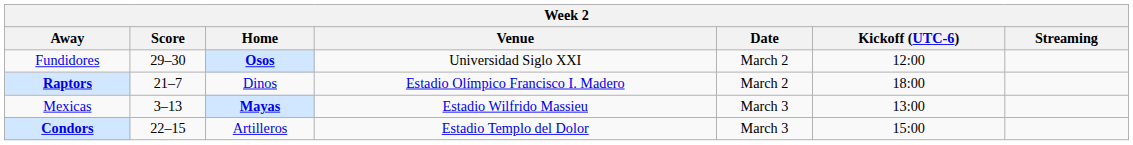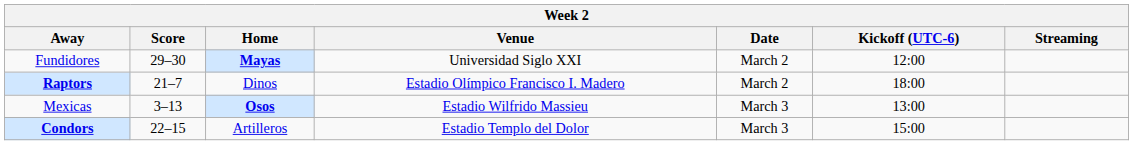(260, 60) Osos -> (260, 60) Mayas
(260, 106) Mayas -> (260, 106) Osos
